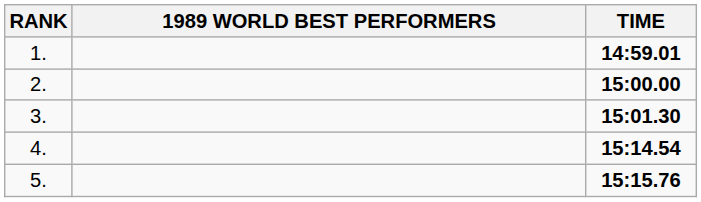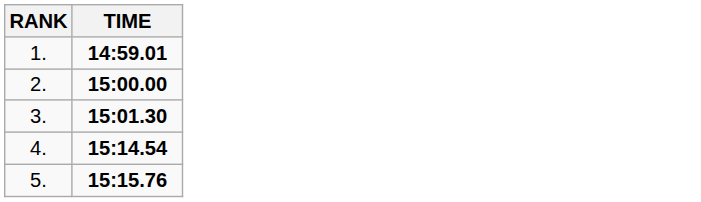- column: (329, 21)
